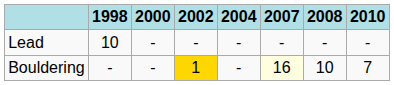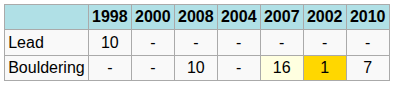columns swapped: (196, 17) <-> (325, 17)
